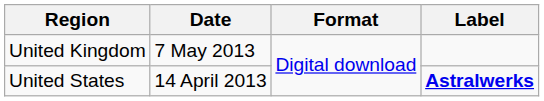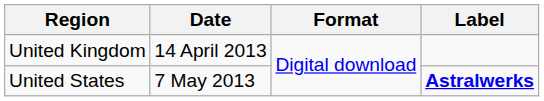(205, 50) 7 May 2013 -> (211, 50) 14 April 2013
(211, 80) 14 April 2013 -> (205, 80) 7 May 2013
